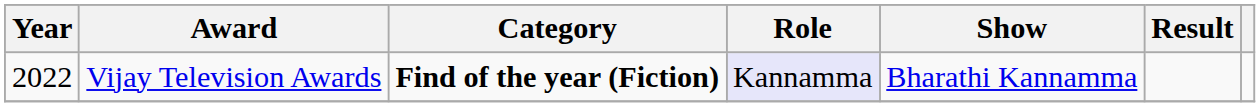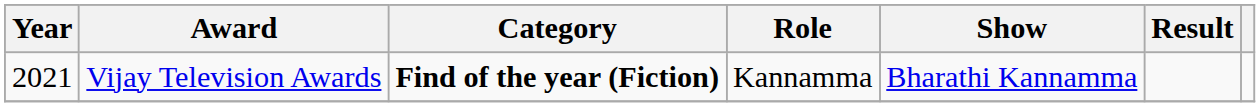(42, 76) 2022 -> (42, 76) 2021
(803, 76) lavender background -> (803, 76) no background
